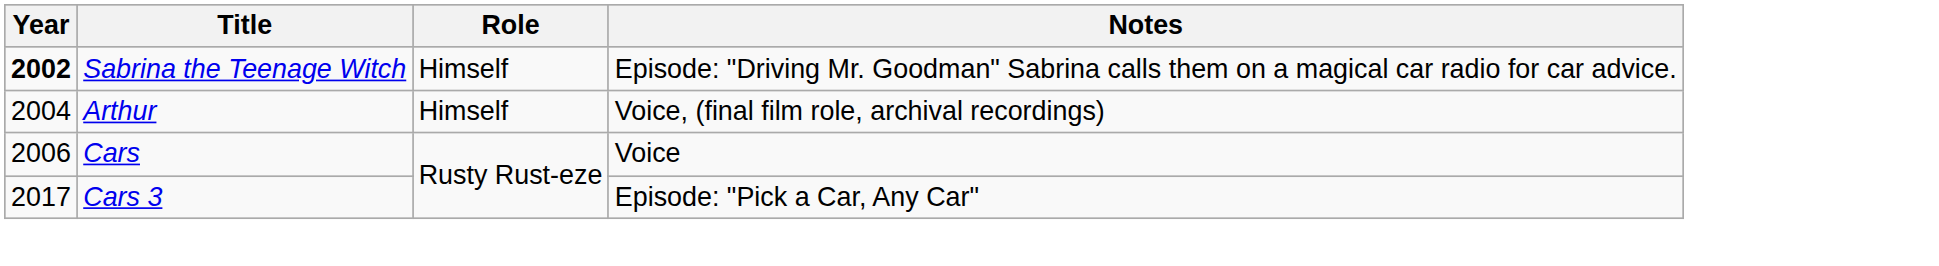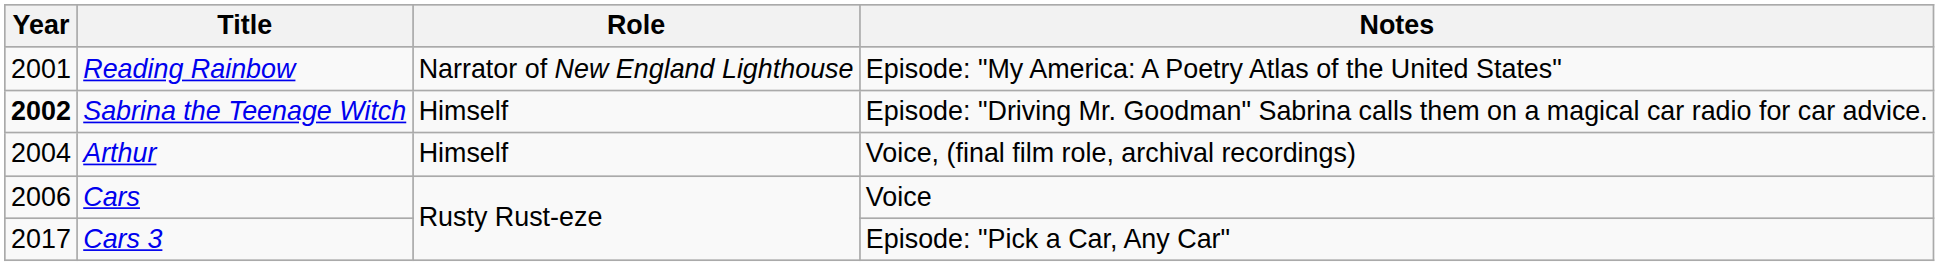+ row: (189, 68)
